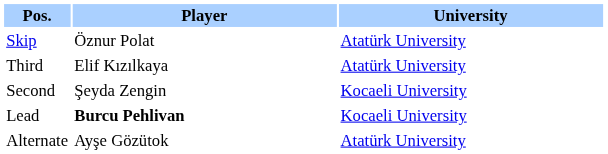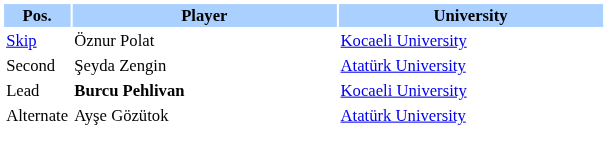(403, 40) Atatürk University -> (404, 40) Kocaeli University
- row: (25, 65)
(404, 90) Kocaeli University -> (403, 65) Atatürk University
